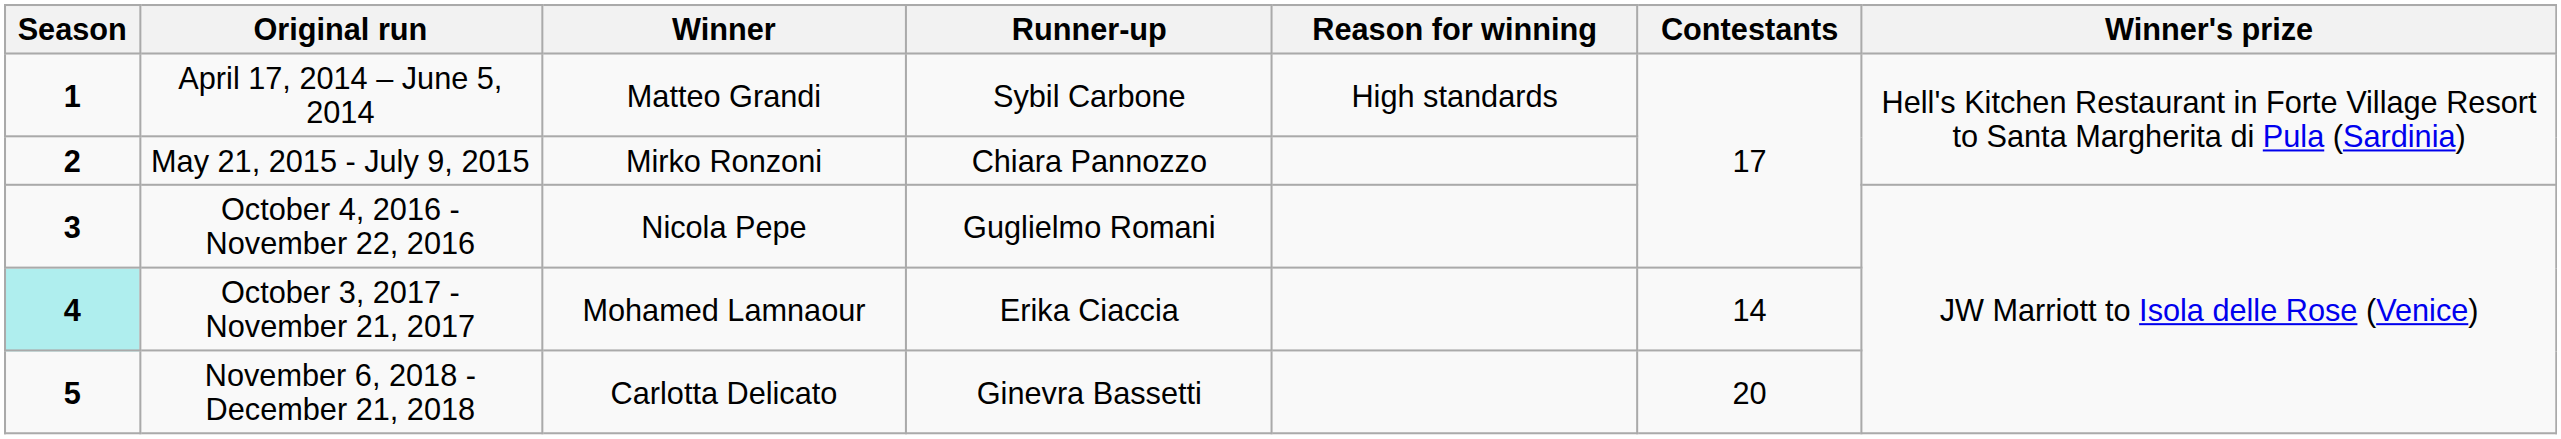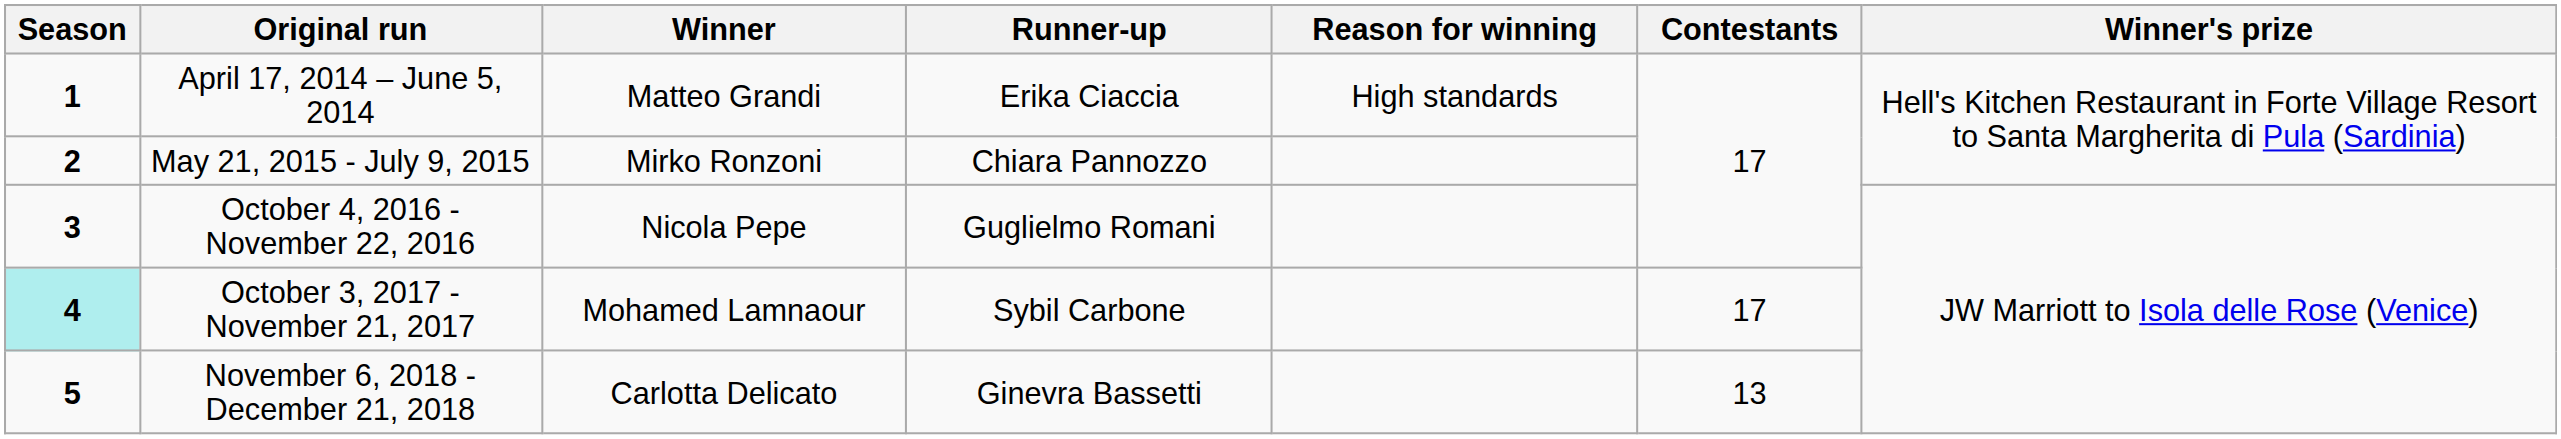(1089, 95) Sybil Carbone -> (1089, 95) Erika Ciaccia
(1089, 310) Erika Ciaccia -> (1089, 310) Sybil Carbone
(1750, 310) 14 -> (1750, 310) 17
(1750, 393) 20 -> (1750, 393) 13
